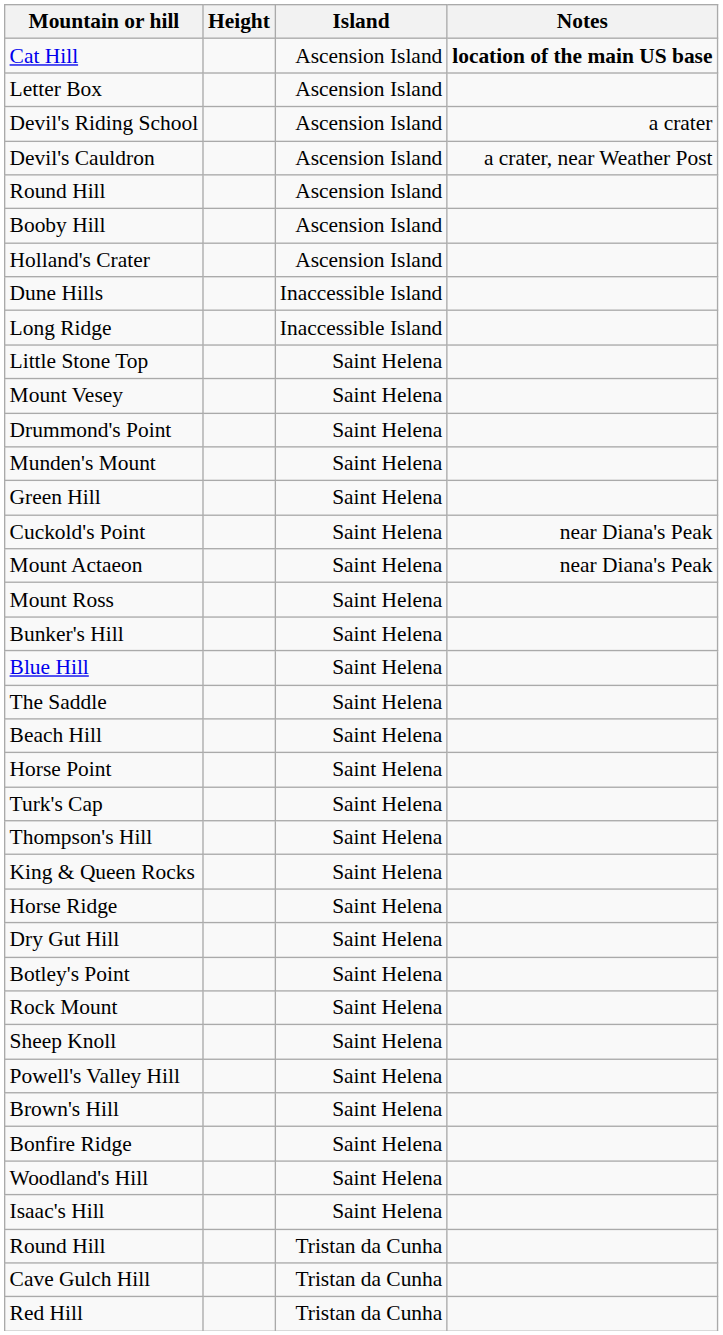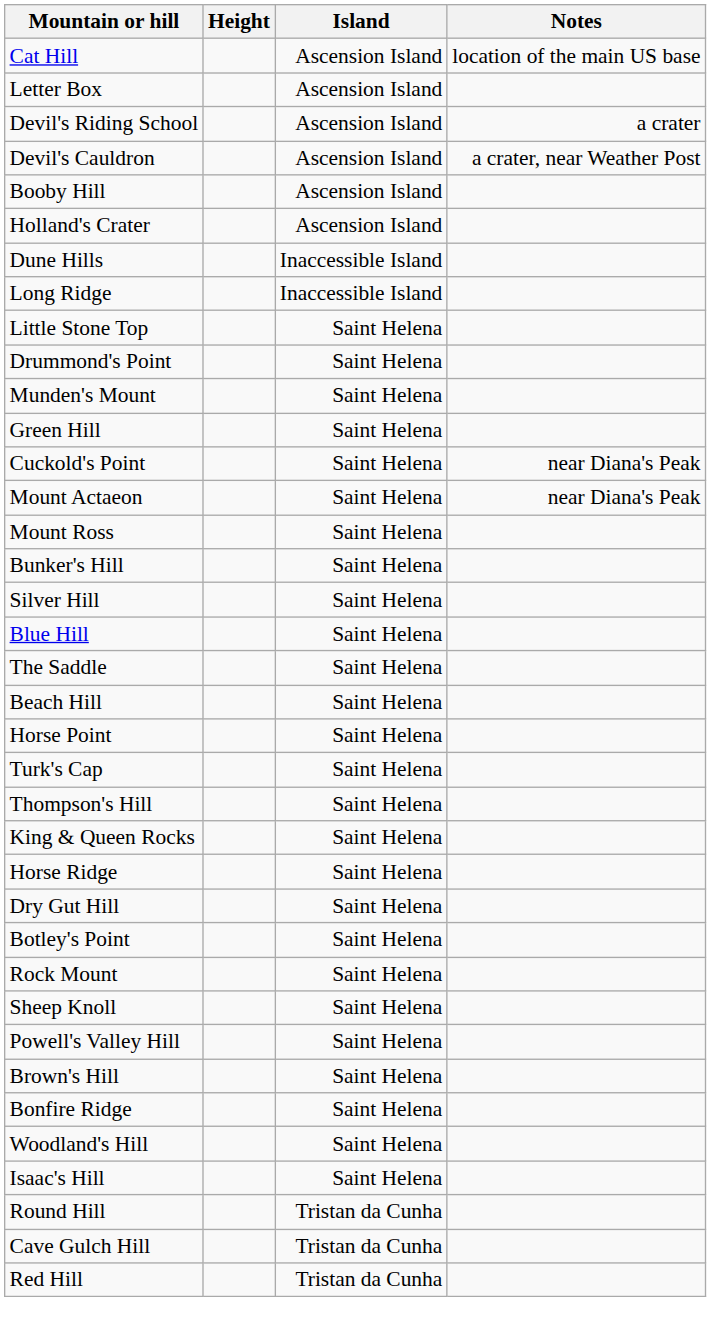(582, 55) bold -> (576, 55) normal
- row: (58, 191)
- row: (66, 395)
+ row: (55, 599)
